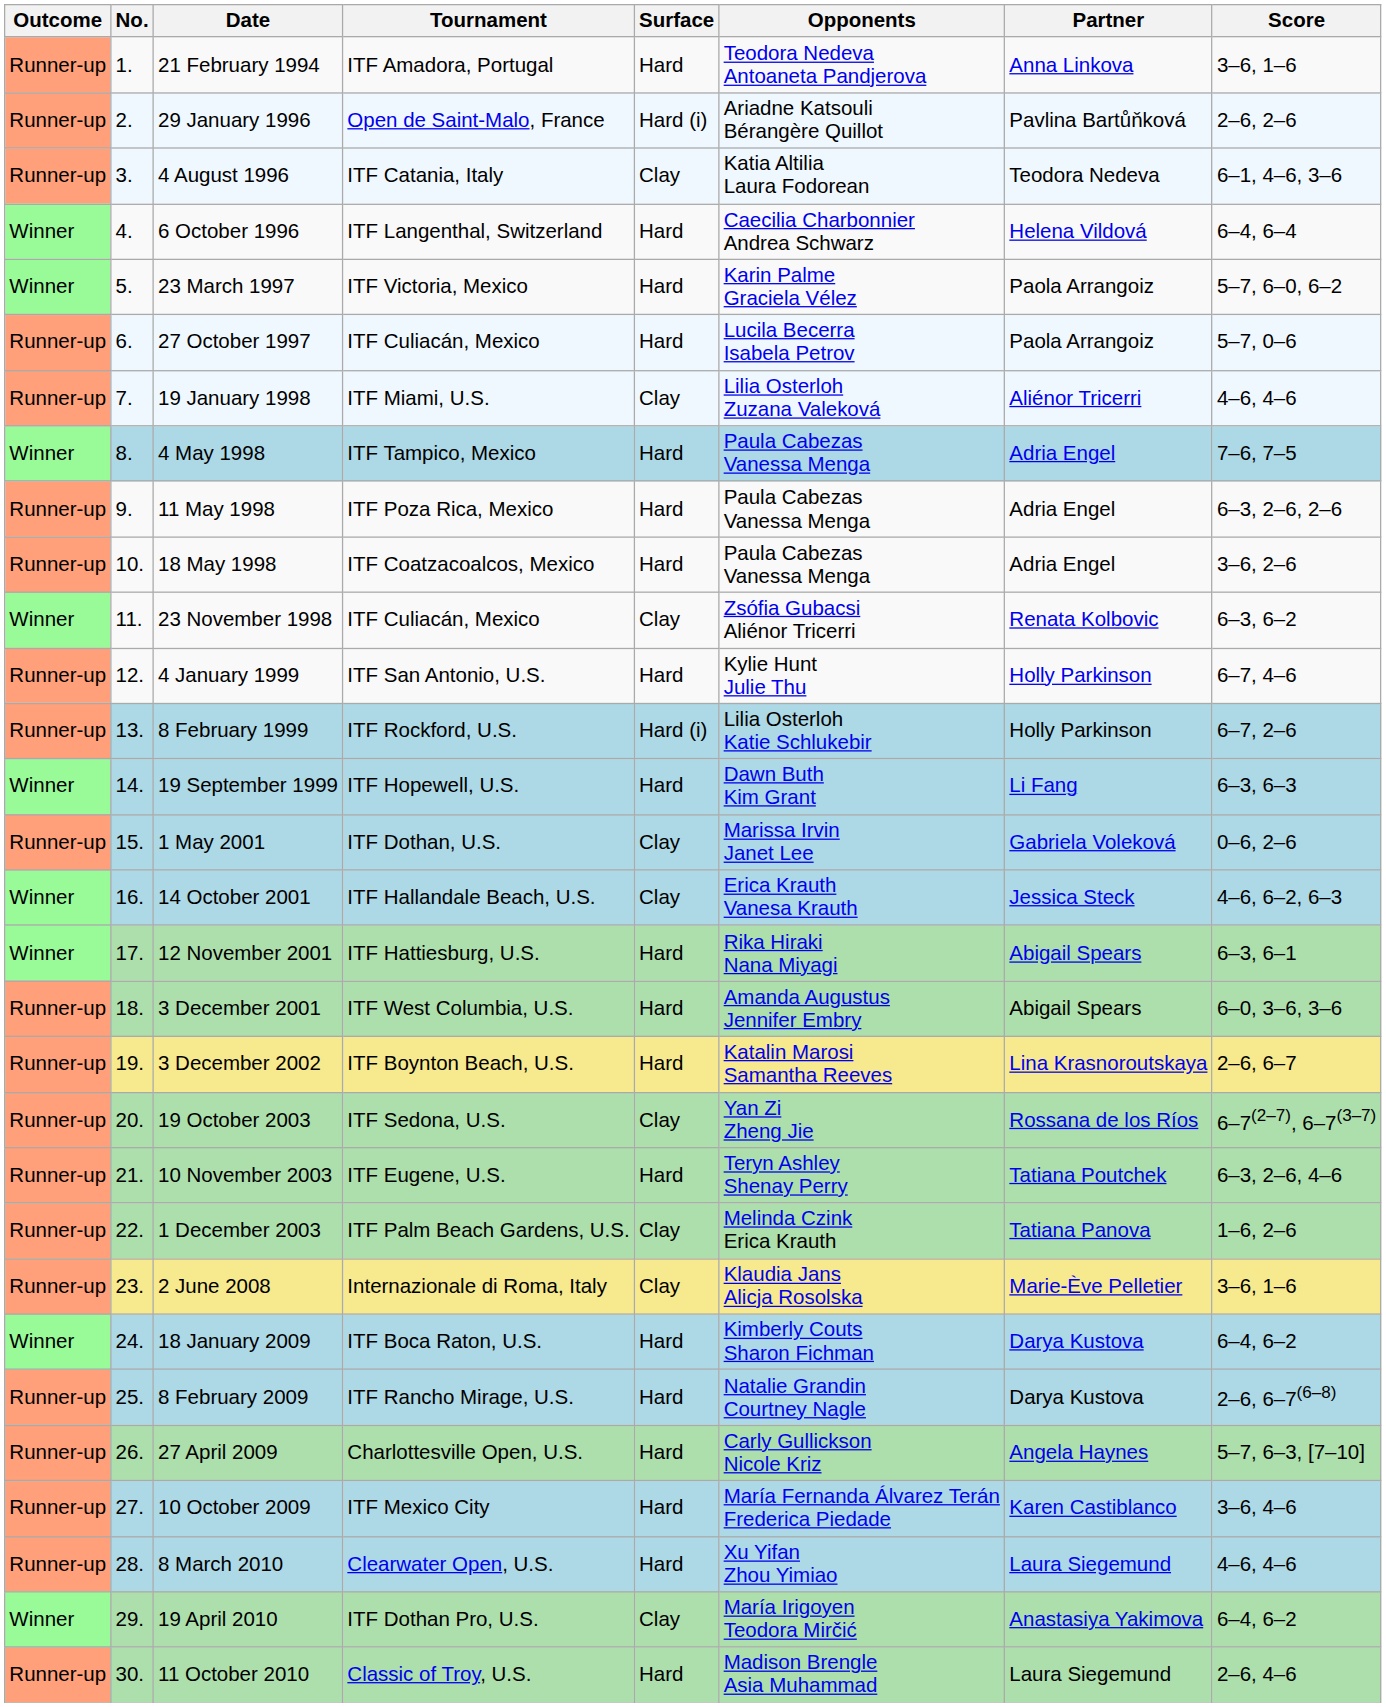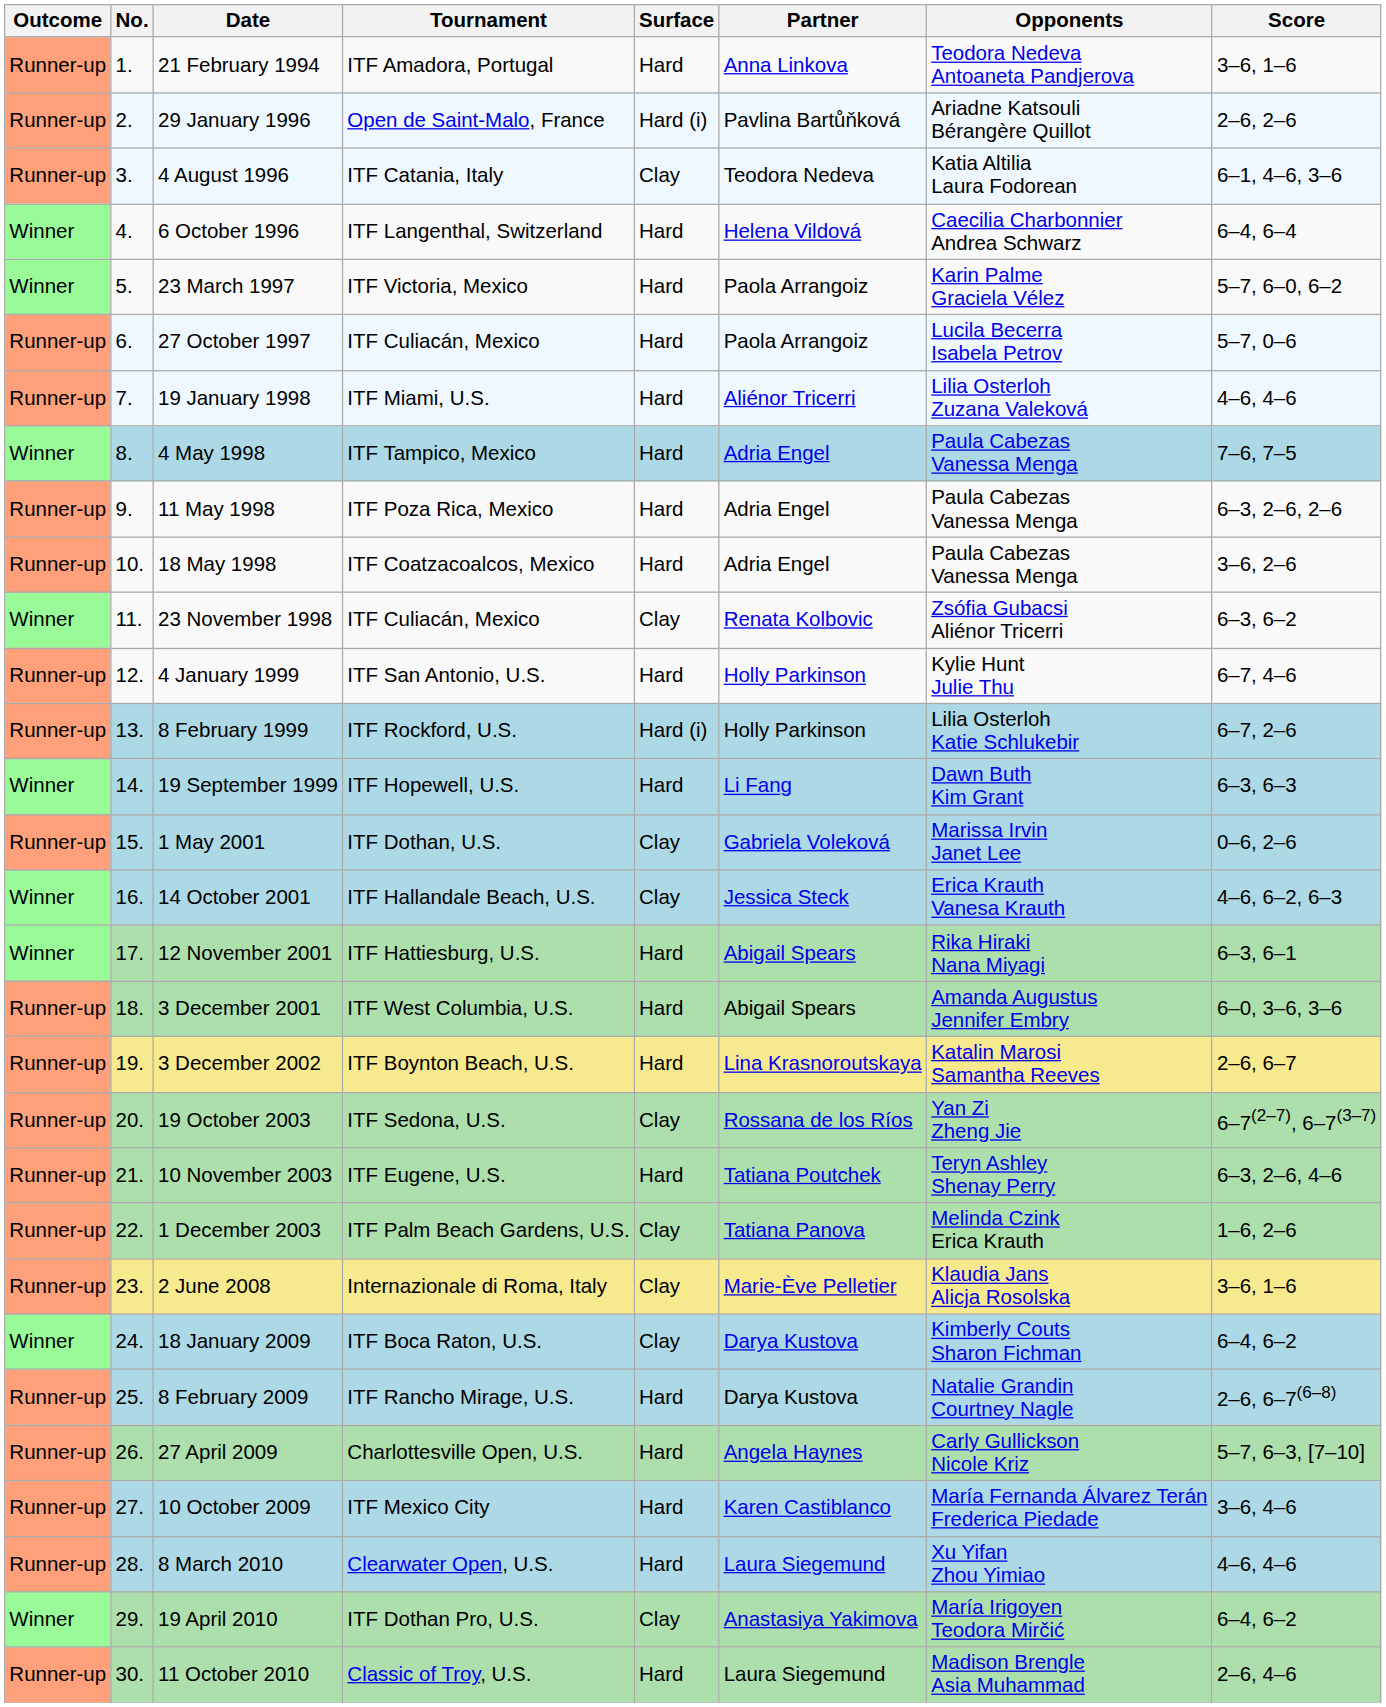columns swapped: (1108, 20) <-> (862, 20)
(660, 397) Clay -> (661, 397) Hard
(661, 1341) Hard -> (660, 1341) Clay
